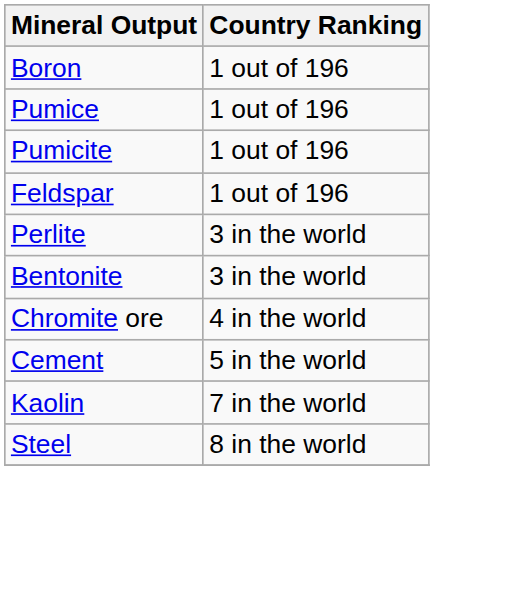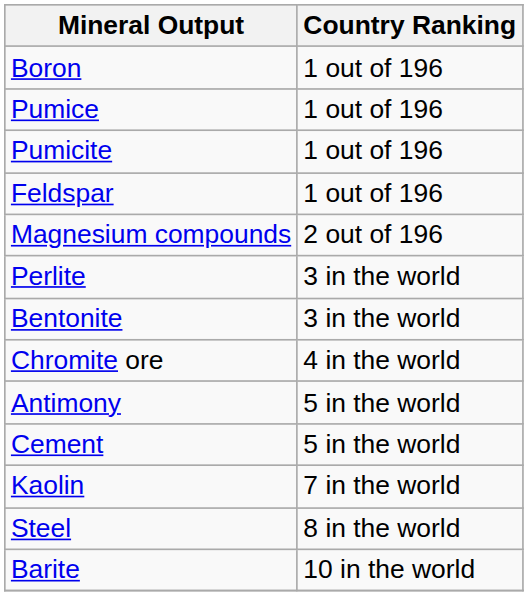+ row: (151, 234)
+ row: (66, 402)
+ row: (45, 569)
